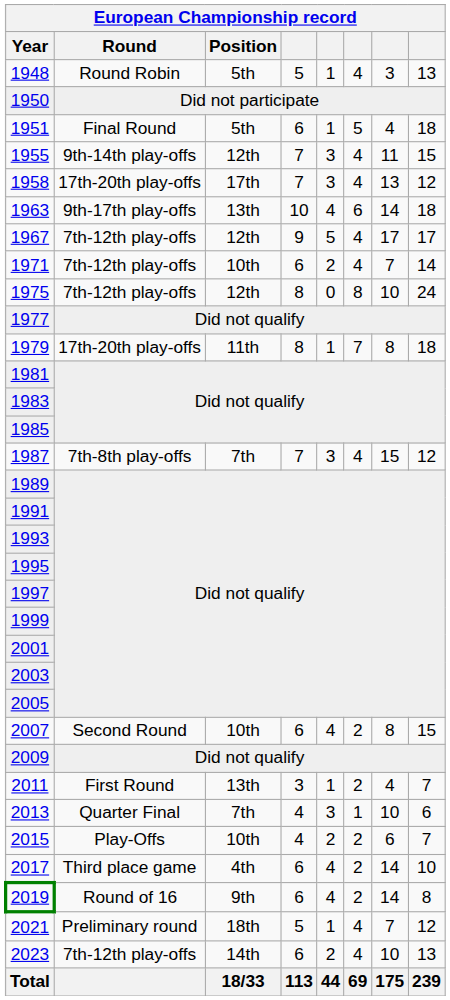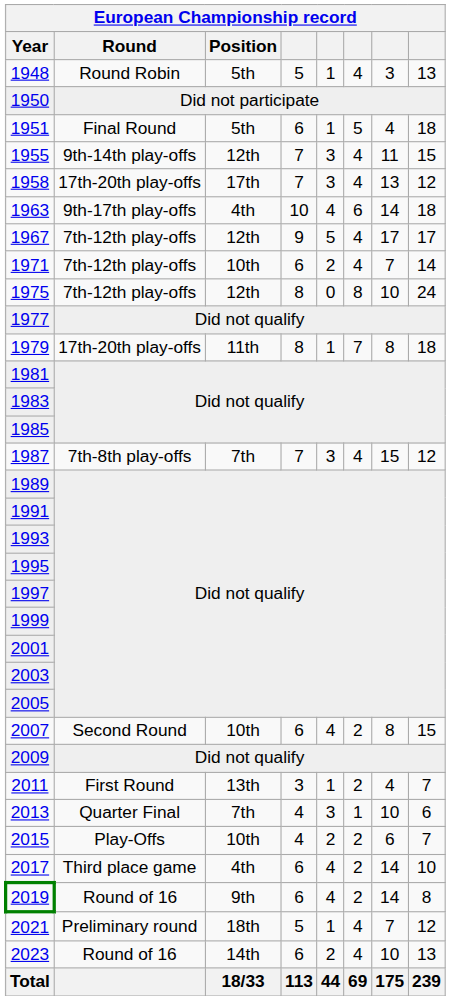(243, 210) 13th -> (243, 210) 4th
(130, 954) 7th-12th play-offs -> (130, 954) Round of 16
